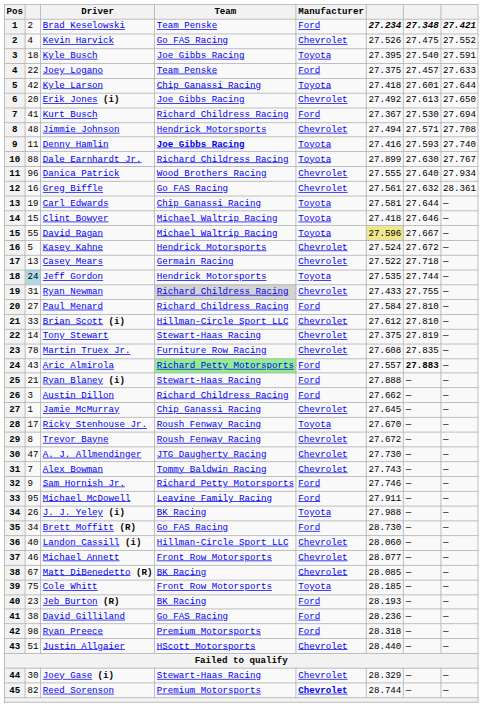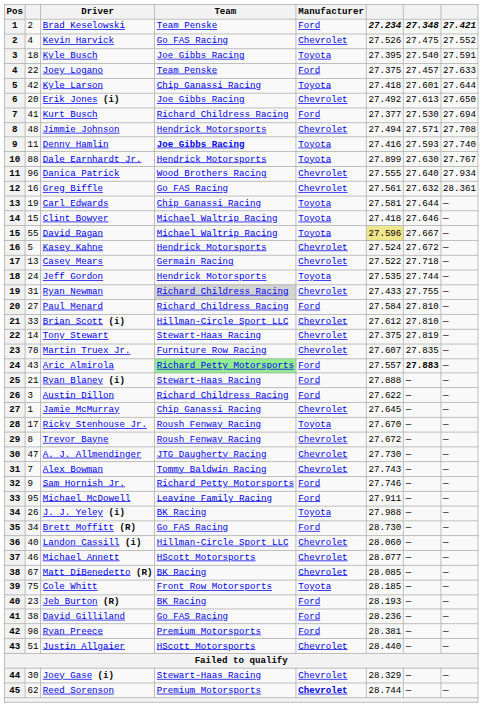(385, 115) 27.367 -> (385, 115) 27.377
(223, 160) Richard Childress Racing -> (212, 160) Hendrick Motorsports
(33, 278) lightblue background -> (33, 278) no background
(385, 351) 27.608 -> (385, 351) 27.607
(385, 396) 27.662 -> (385, 396) 27.622
(214, 558) Front Row Motorsports -> (206, 558) HScott Motorsports
(385, 632) 28.318 -> (385, 632) 28.381
(33, 691) 82 -> (33, 691) 62
